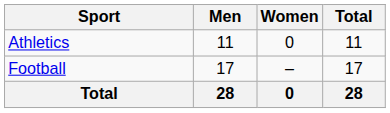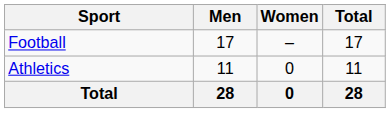rows swapped: (39, 42) <-> (37, 68)
